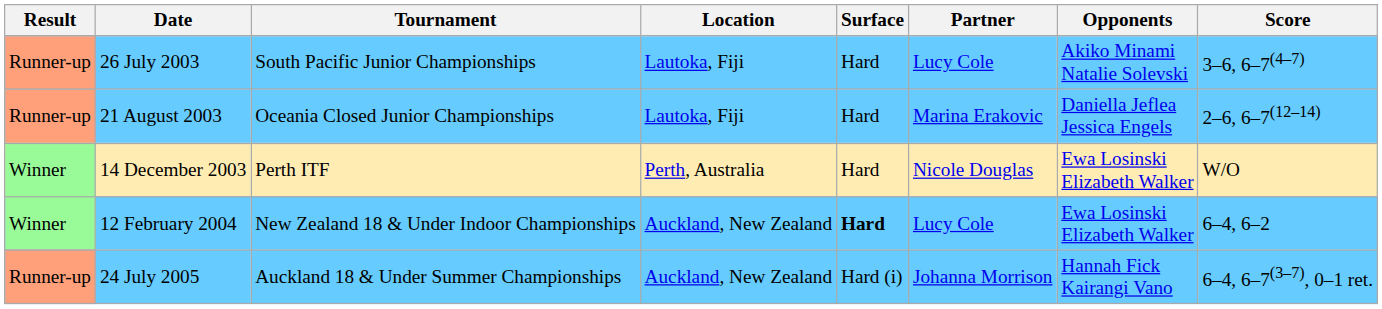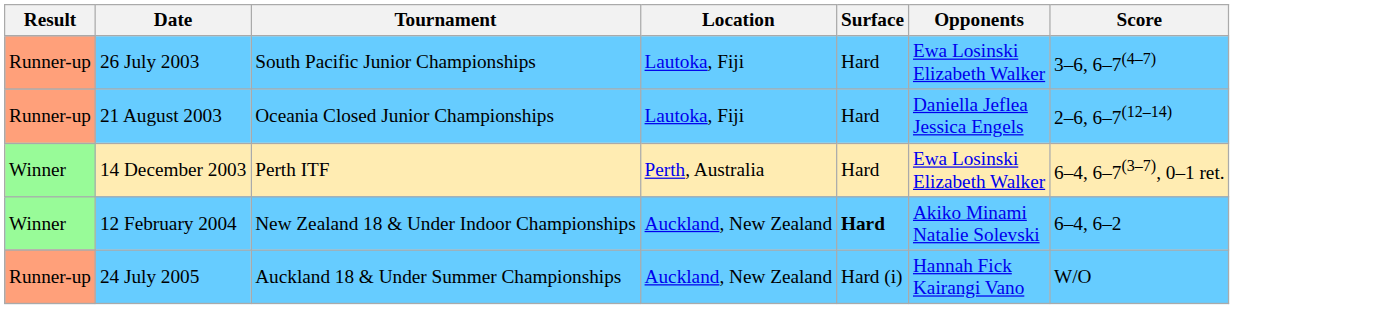- column: (983, 19)
(1125, 62) Akiko Minami Natalie Solevski -> (979, 62) Ewa Losinski Elizabeth Walker
(1221, 169) W/O -> (1139, 169) 6–4, 6–7(3–7), 0–1 ret.
(1127, 222) Ewa Losinski Elizabeth Walker -> (976, 222) Akiko Minami Natalie Solevski
(1288, 276) 6–4, 6–7(3–7), 0–1 ret. -> (1073, 276) W/O
